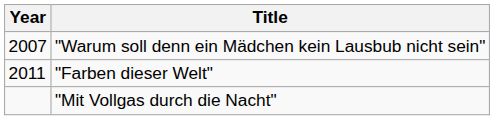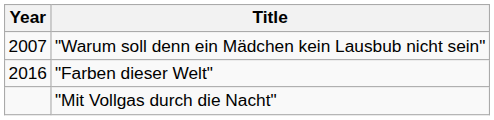(27, 73) 2011 -> (28, 73) 2016
